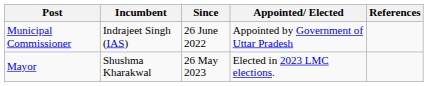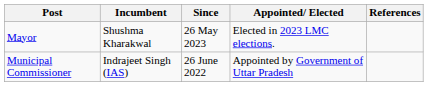rows swapped: (22, 66) <-> (39, 36)
